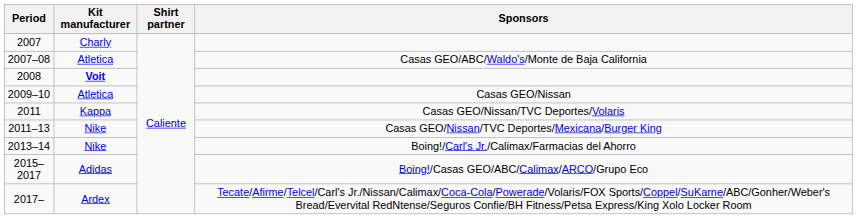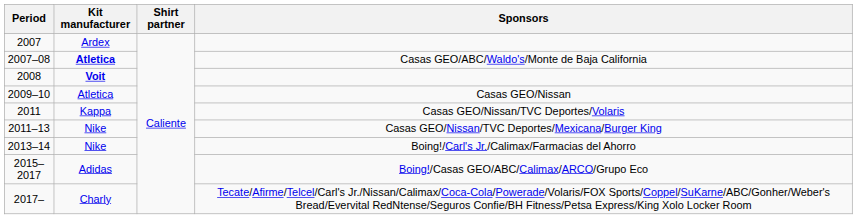(95, 42) Charly -> (95, 42) Ardex
(95, 59) normal -> (95, 59) bold
(95, 199) Ardex -> (95, 199) Charly
